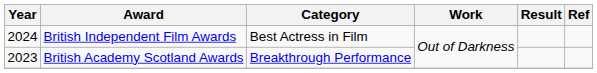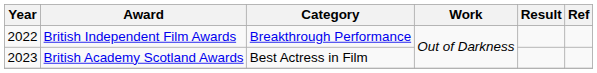(22, 36) 2024 -> (22, 36) 2022
(309, 36) Best Actress in Film -> (330, 36) Breakthrough Performance
(330, 57) Breakthrough Performance -> (309, 57) Best Actress in Film
